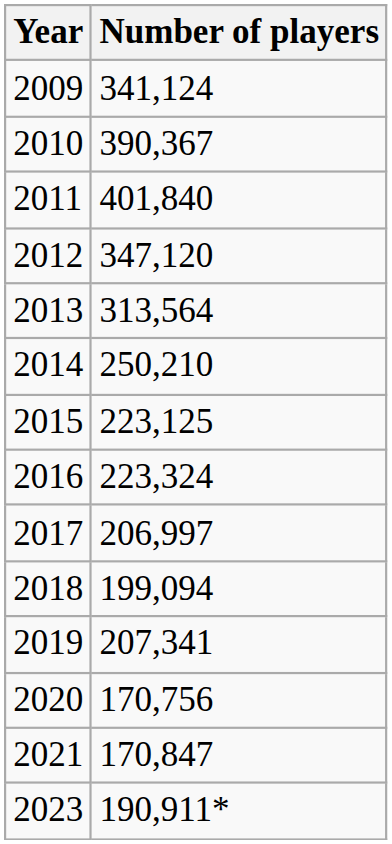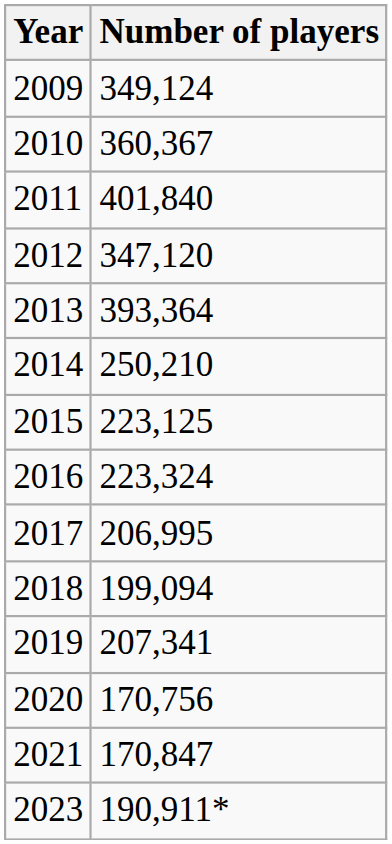(156, 87) 341,124 -> (156, 87) 349,124
(156, 143) 390,367 -> (156, 143) 360,367
(156, 310) 313,564 -> (156, 310) 393,364
(156, 532) 206,997 -> (156, 532) 206,995
